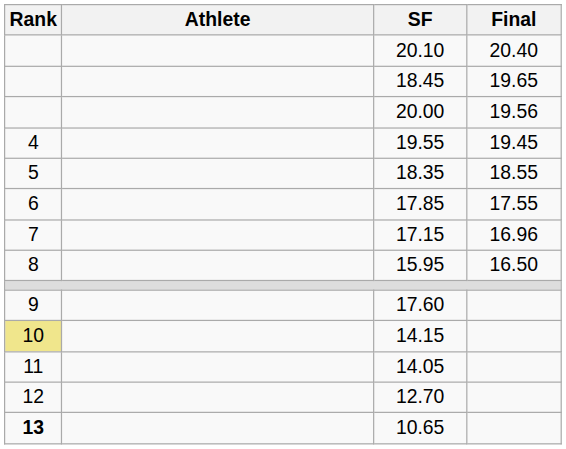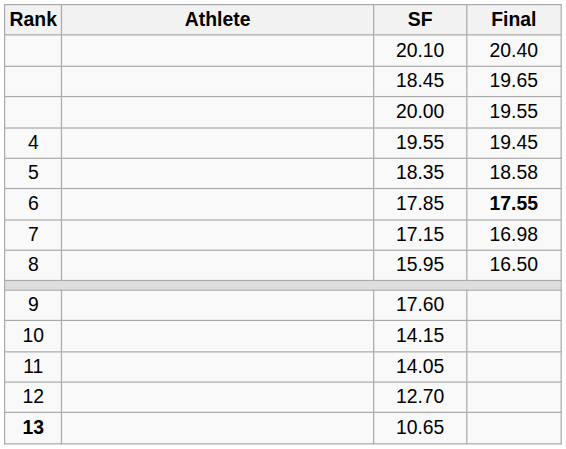(514, 111) 19.56 -> (514, 111) 19.55
(514, 173) 18.55 -> (514, 173) 18.58
(514, 204) normal -> (514, 204) bold
(514, 234) 16.96 -> (514, 234) 16.98
(33, 335) khaki background -> (33, 335) no background
